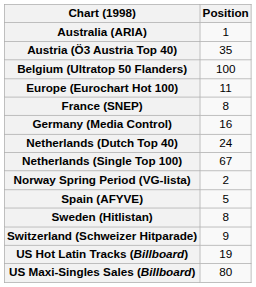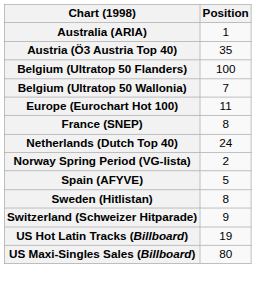+ row: (102, 87)
- row: (102, 124)
- row: (102, 161)
